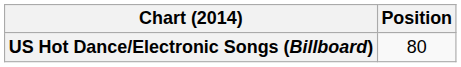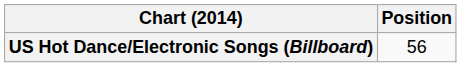(417, 47) 80 -> (417, 47) 56
